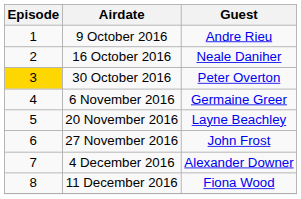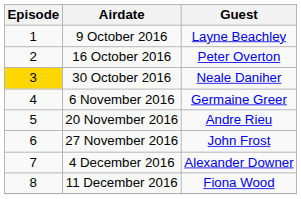(239, 36) Andre Rieu -> (239, 36) Layne Beachley
(239, 57) Neale Daniher -> (239, 57) Peter Overton
(239, 78) Peter Overton -> (239, 78) Neale Daniher
(239, 120) Layne Beachley -> (239, 120) Andre Rieu
